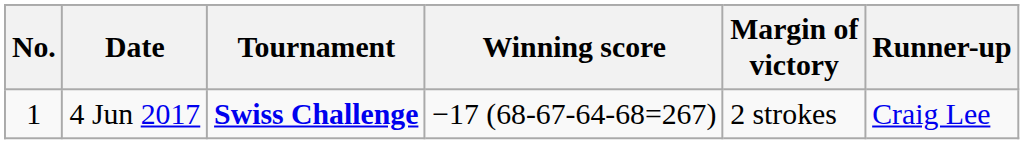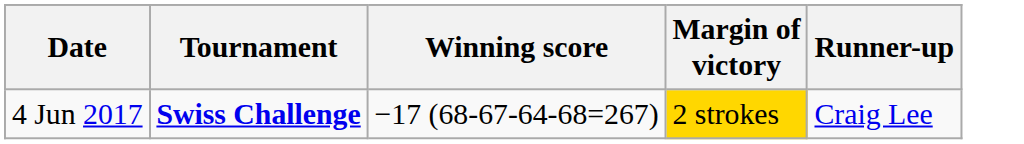- column: (34, 46)
(783, 113) no background -> (726, 113) gold background
